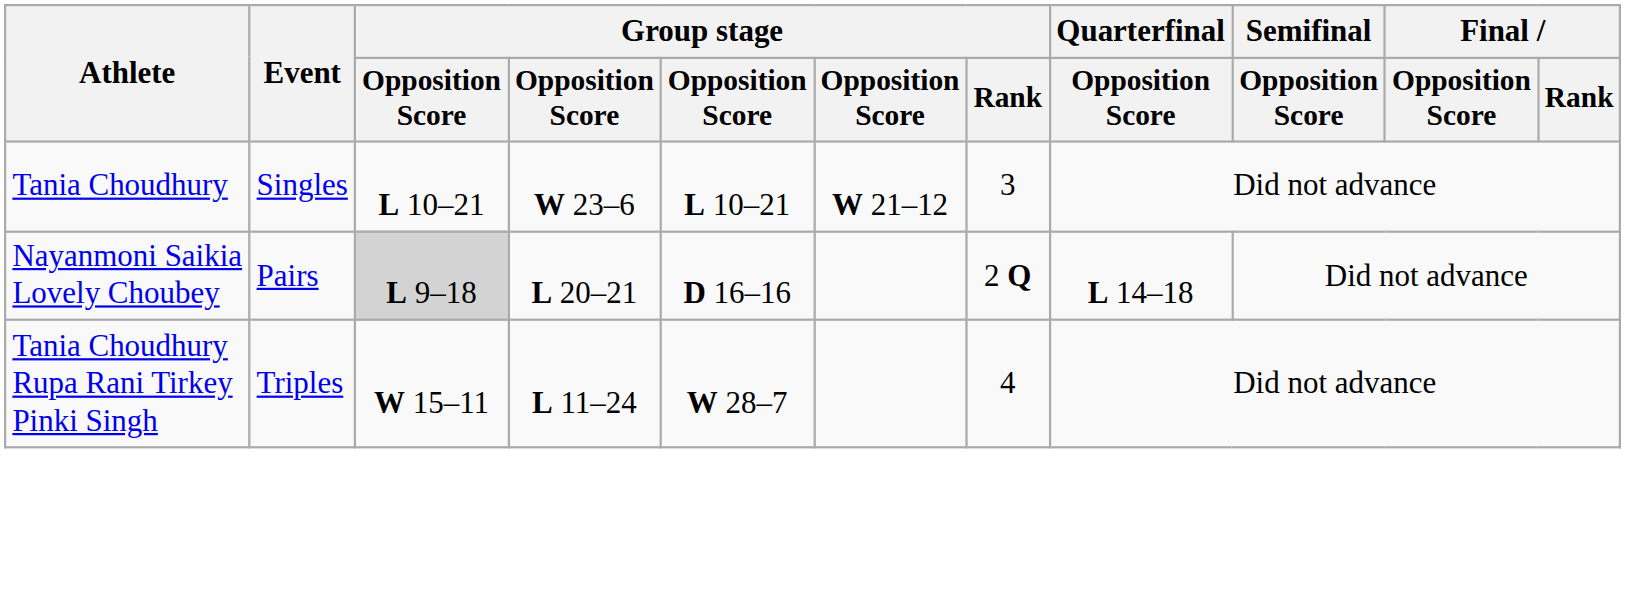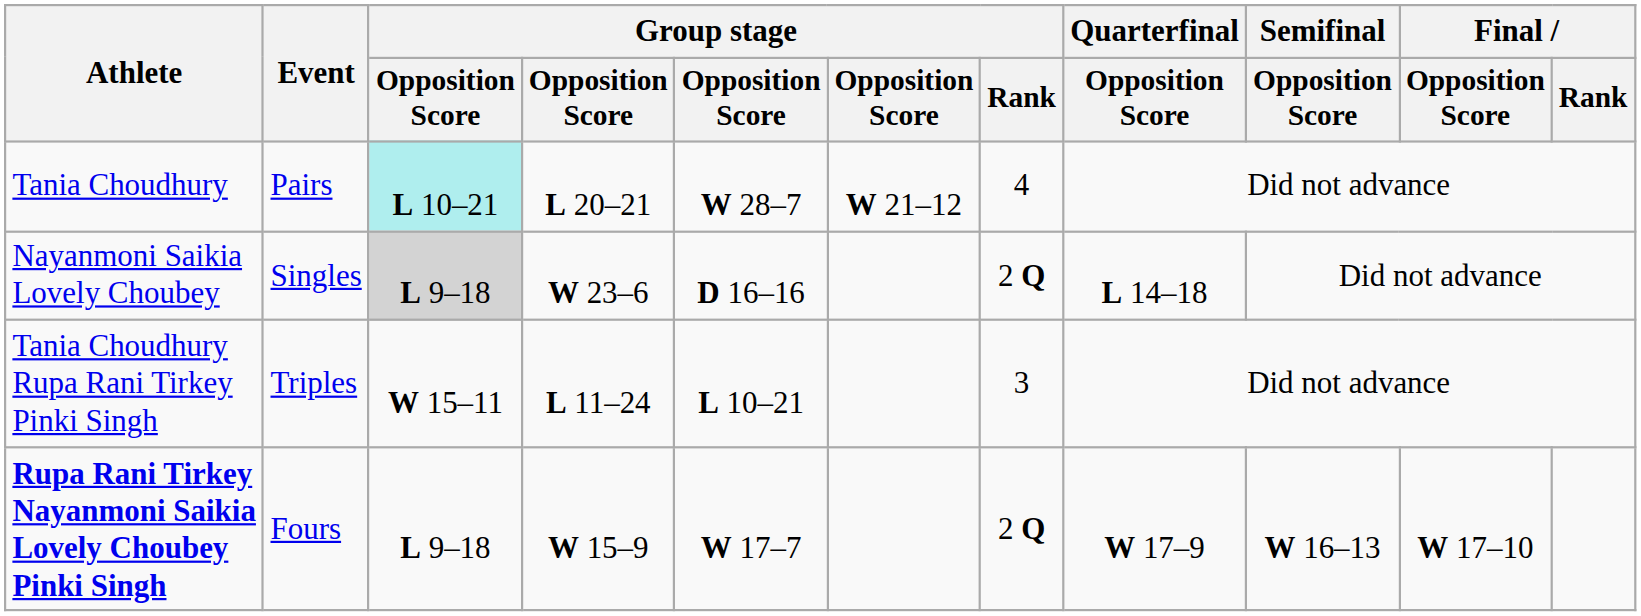(302, 185) Singles -> (301, 185) Pairs
(432, 204) no background -> (445, 204) paleturquoise background
(584, 204) W 23–6 -> (598, 204) L 20–21
(737, 204) L 10–21 -> (751, 204) W 28–7
(1008, 185) 3 -> (1022, 185) 4
(288, 274) Pairs -> (316, 274) Singles
(584, 293) L 20–21 -> (598, 293) W 23–6
(737, 401) W 28–7 -> (751, 401) L 10–21
(1008, 383) 4 -> (1022, 383) 3
+ row: (134, 528)
